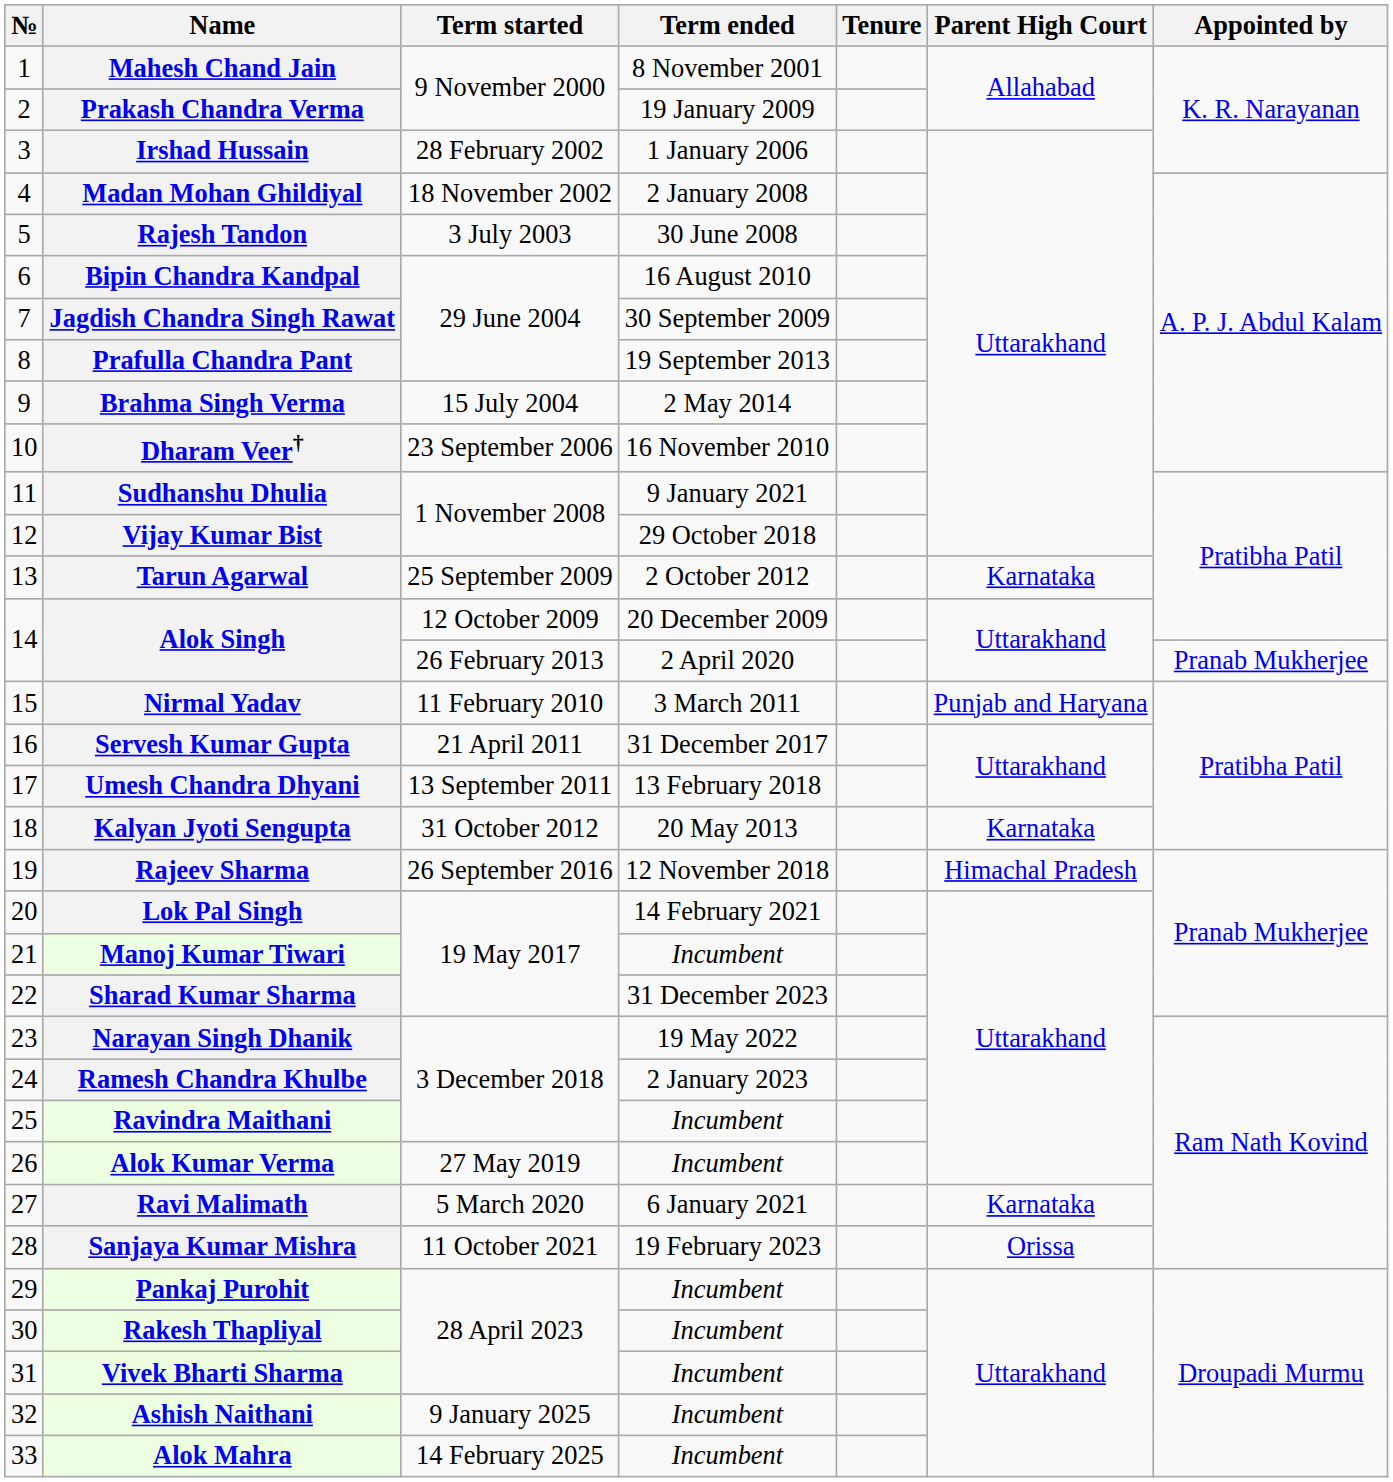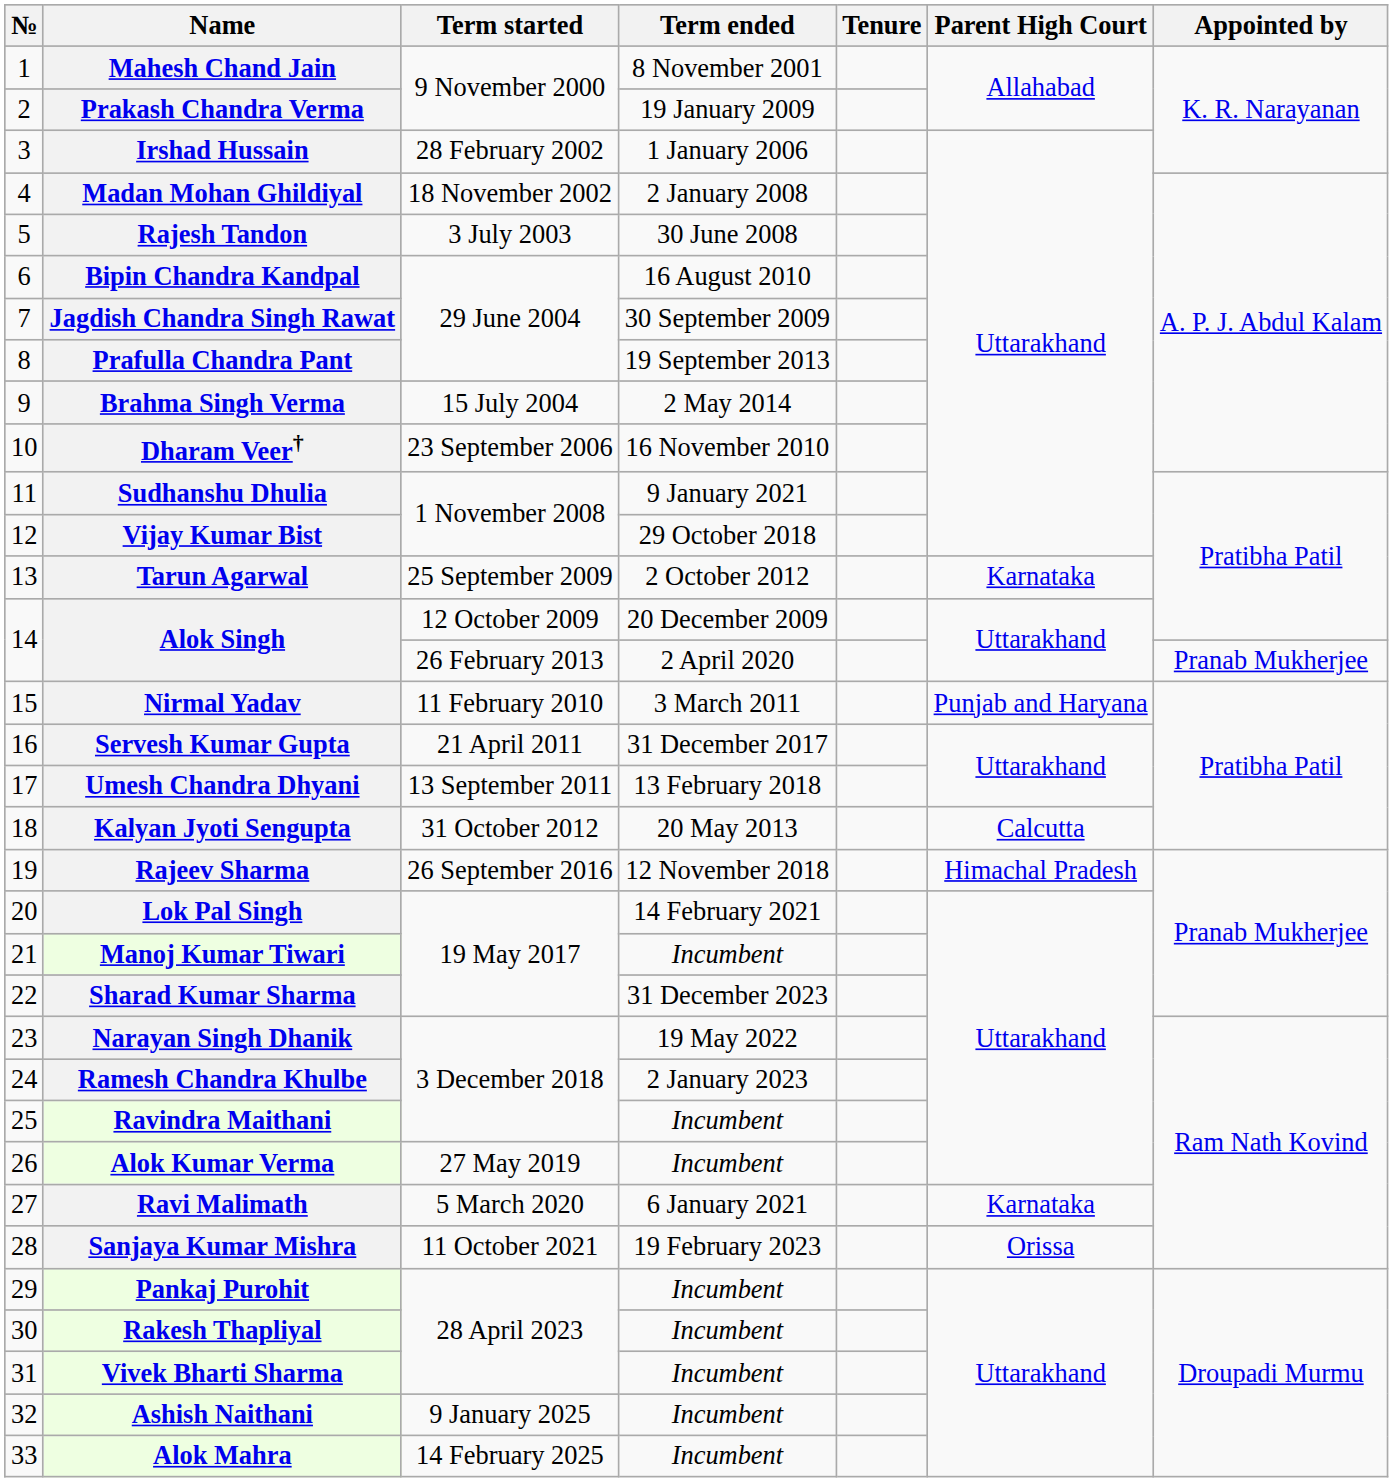(1041, 828) Karnataka -> (1041, 828) Calcutta
